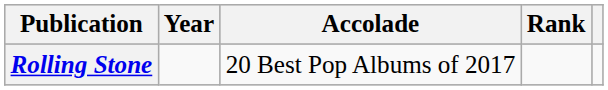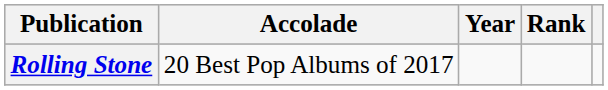columns swapped: (370, 24) <-> (189, 24)
